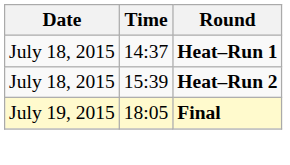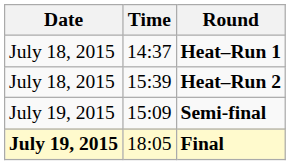+ row: (223, 112)
(62, 112) normal -> (64, 143) bold
